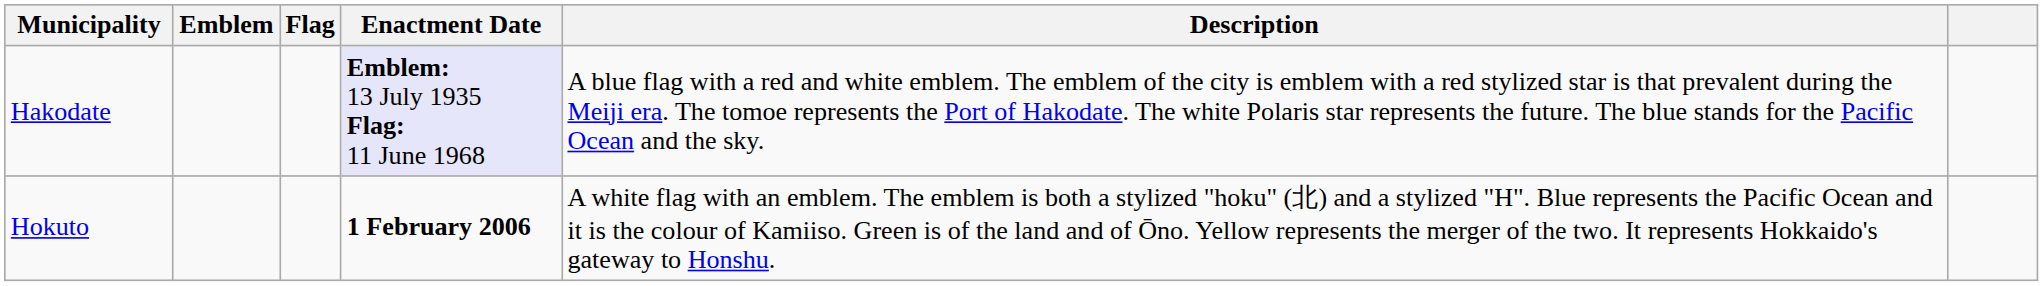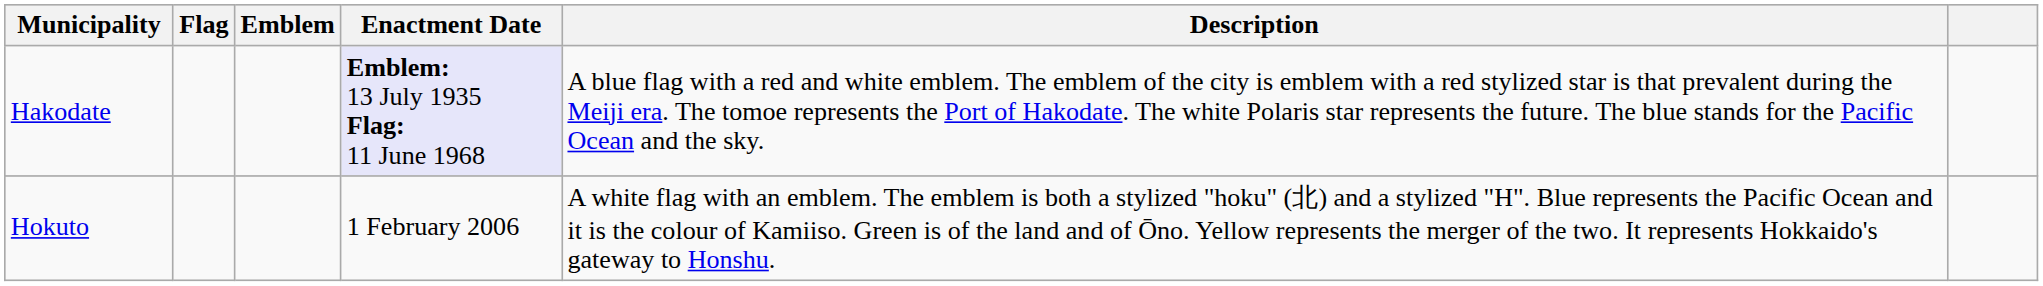columns swapped: (310, 25) <-> (226, 25)
(439, 227) bold -> (433, 227) normal
